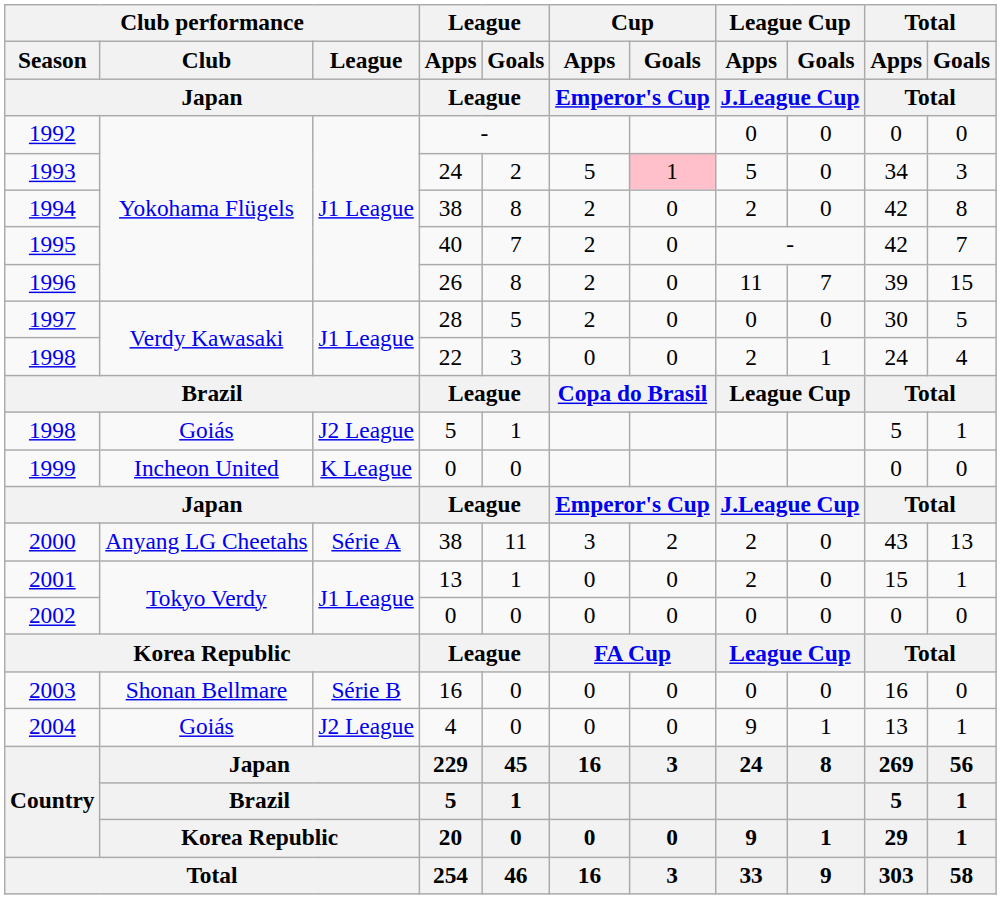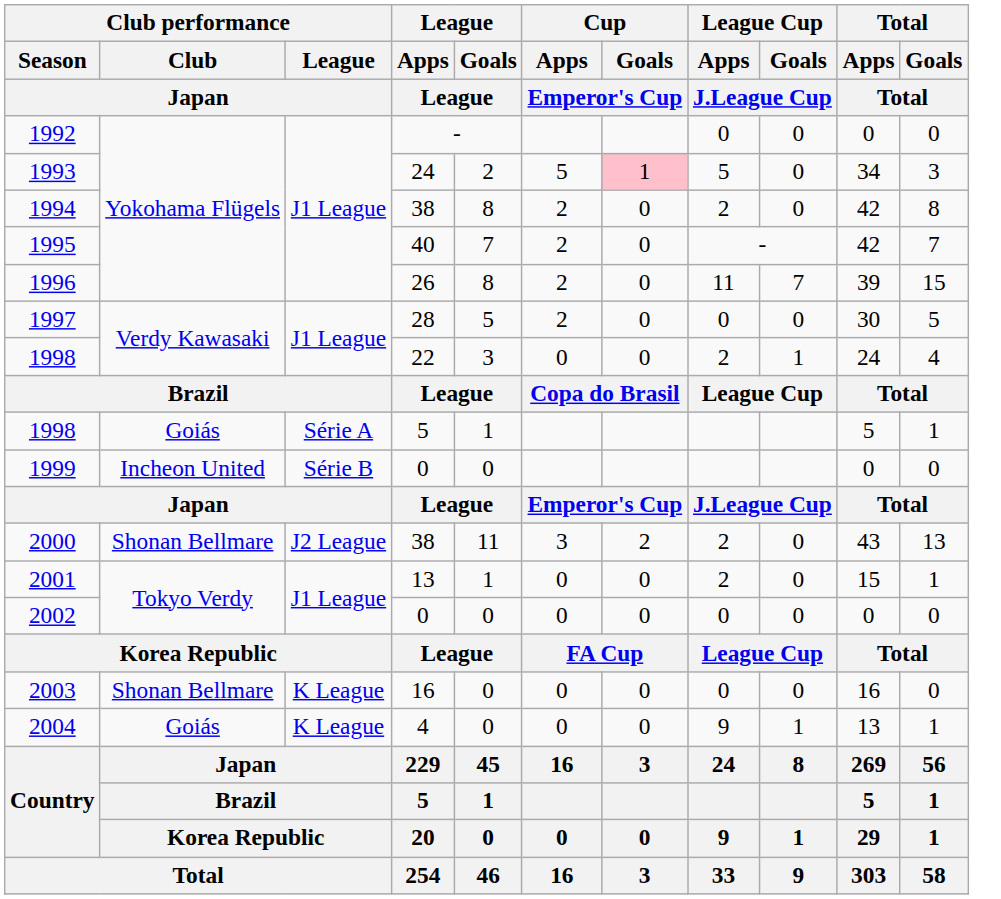(366, 430) J2 League -> (338, 430) Série A
(366, 467) K League -> (338, 467) Série B
(206, 541) Anyang LG Cheetahs -> (193, 541) Shonan Bellmare
(366, 541) Série A -> (338, 541) J2 League
(366, 689) Série B -> (338, 689) K League
(366, 726) J2 League -> (338, 726) K League
